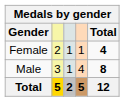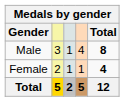rows swapped: (29, 69) <-> (29, 51)
